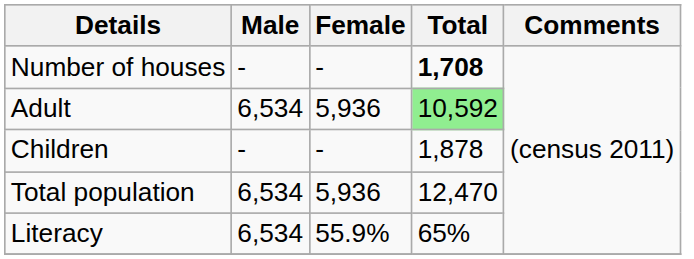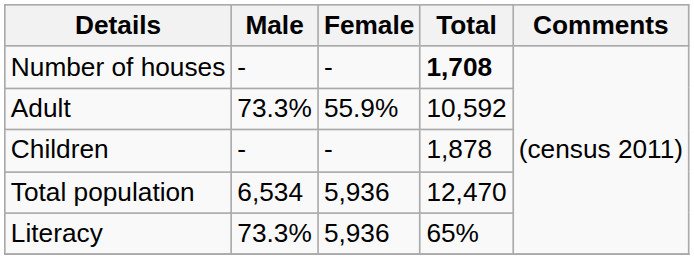(270, 108) 6,534 -> (275, 108) 73.3%
(348, 108) 5,936 -> (361, 108) 55.9%
(458, 108) lightgreen background -> (467, 108) no background
(270, 233) 6,534 -> (275, 233) 73.3%
(352, 233) 55.9% -> (357, 233) 5,936
